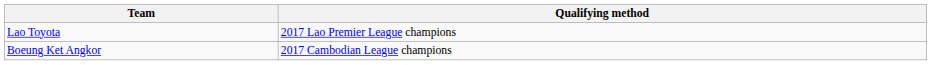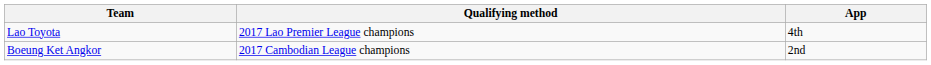+ column: (856, 13)
